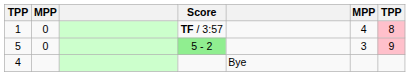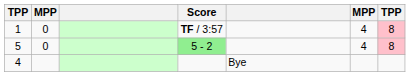(364, 46) 3 -> (364, 46) 4
(391, 46) 9 -> (391, 46) 8
